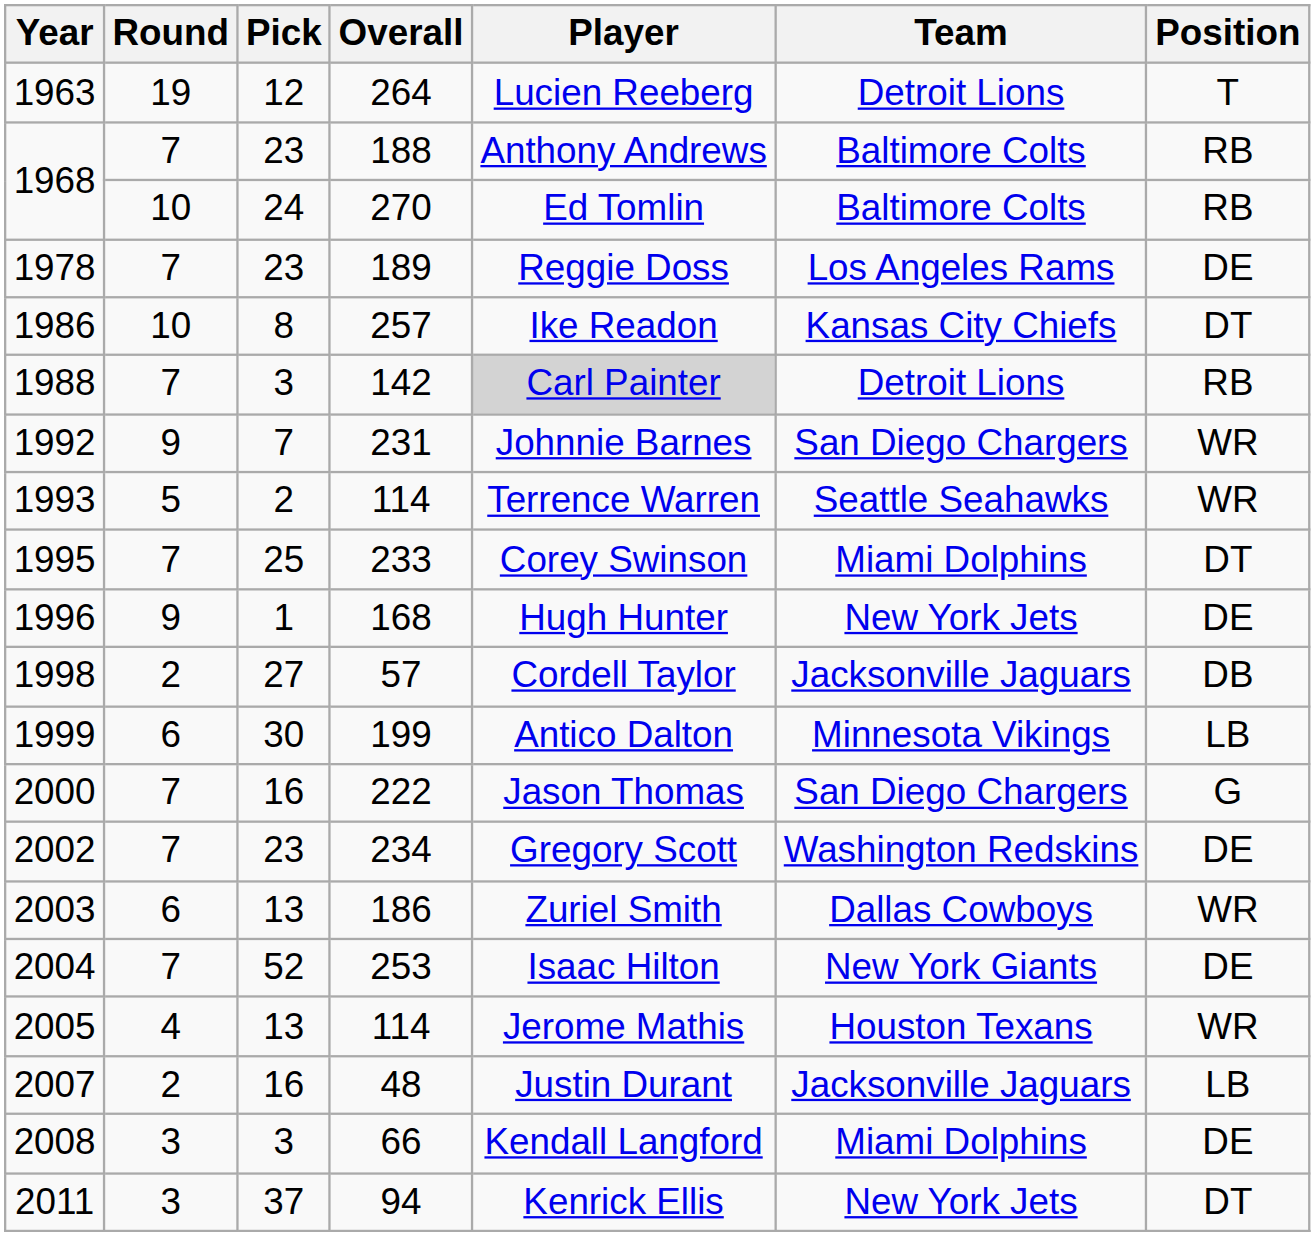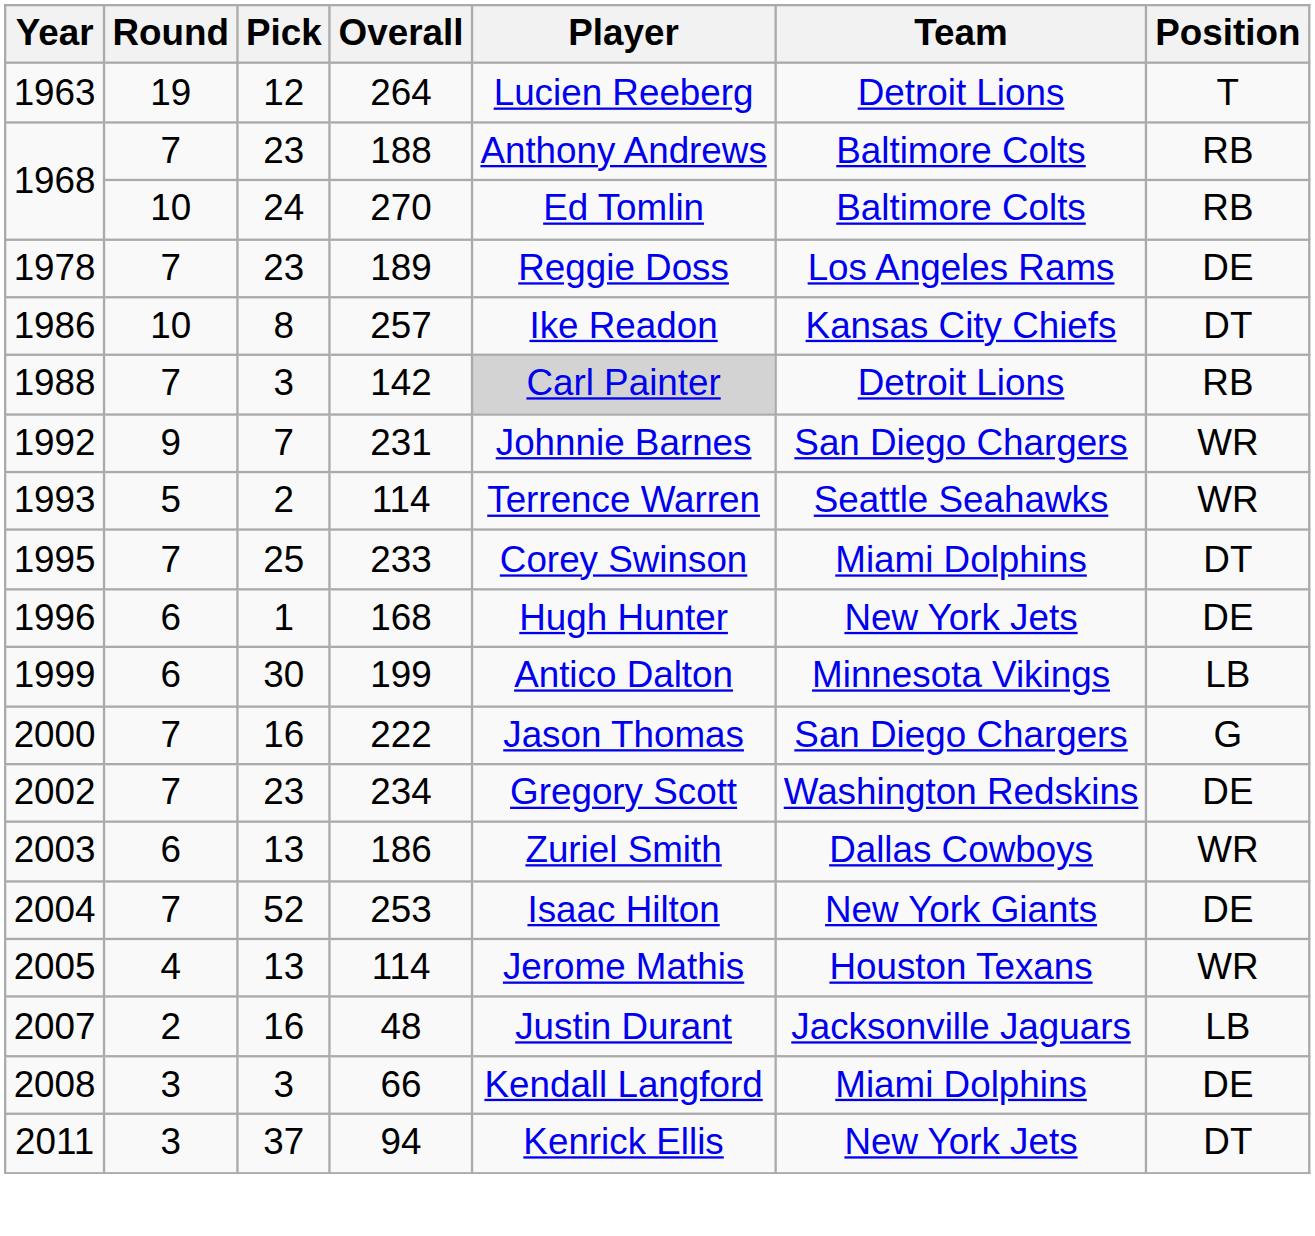(171, 617) 9 -> (171, 617) 6
- row: (55, 675)
